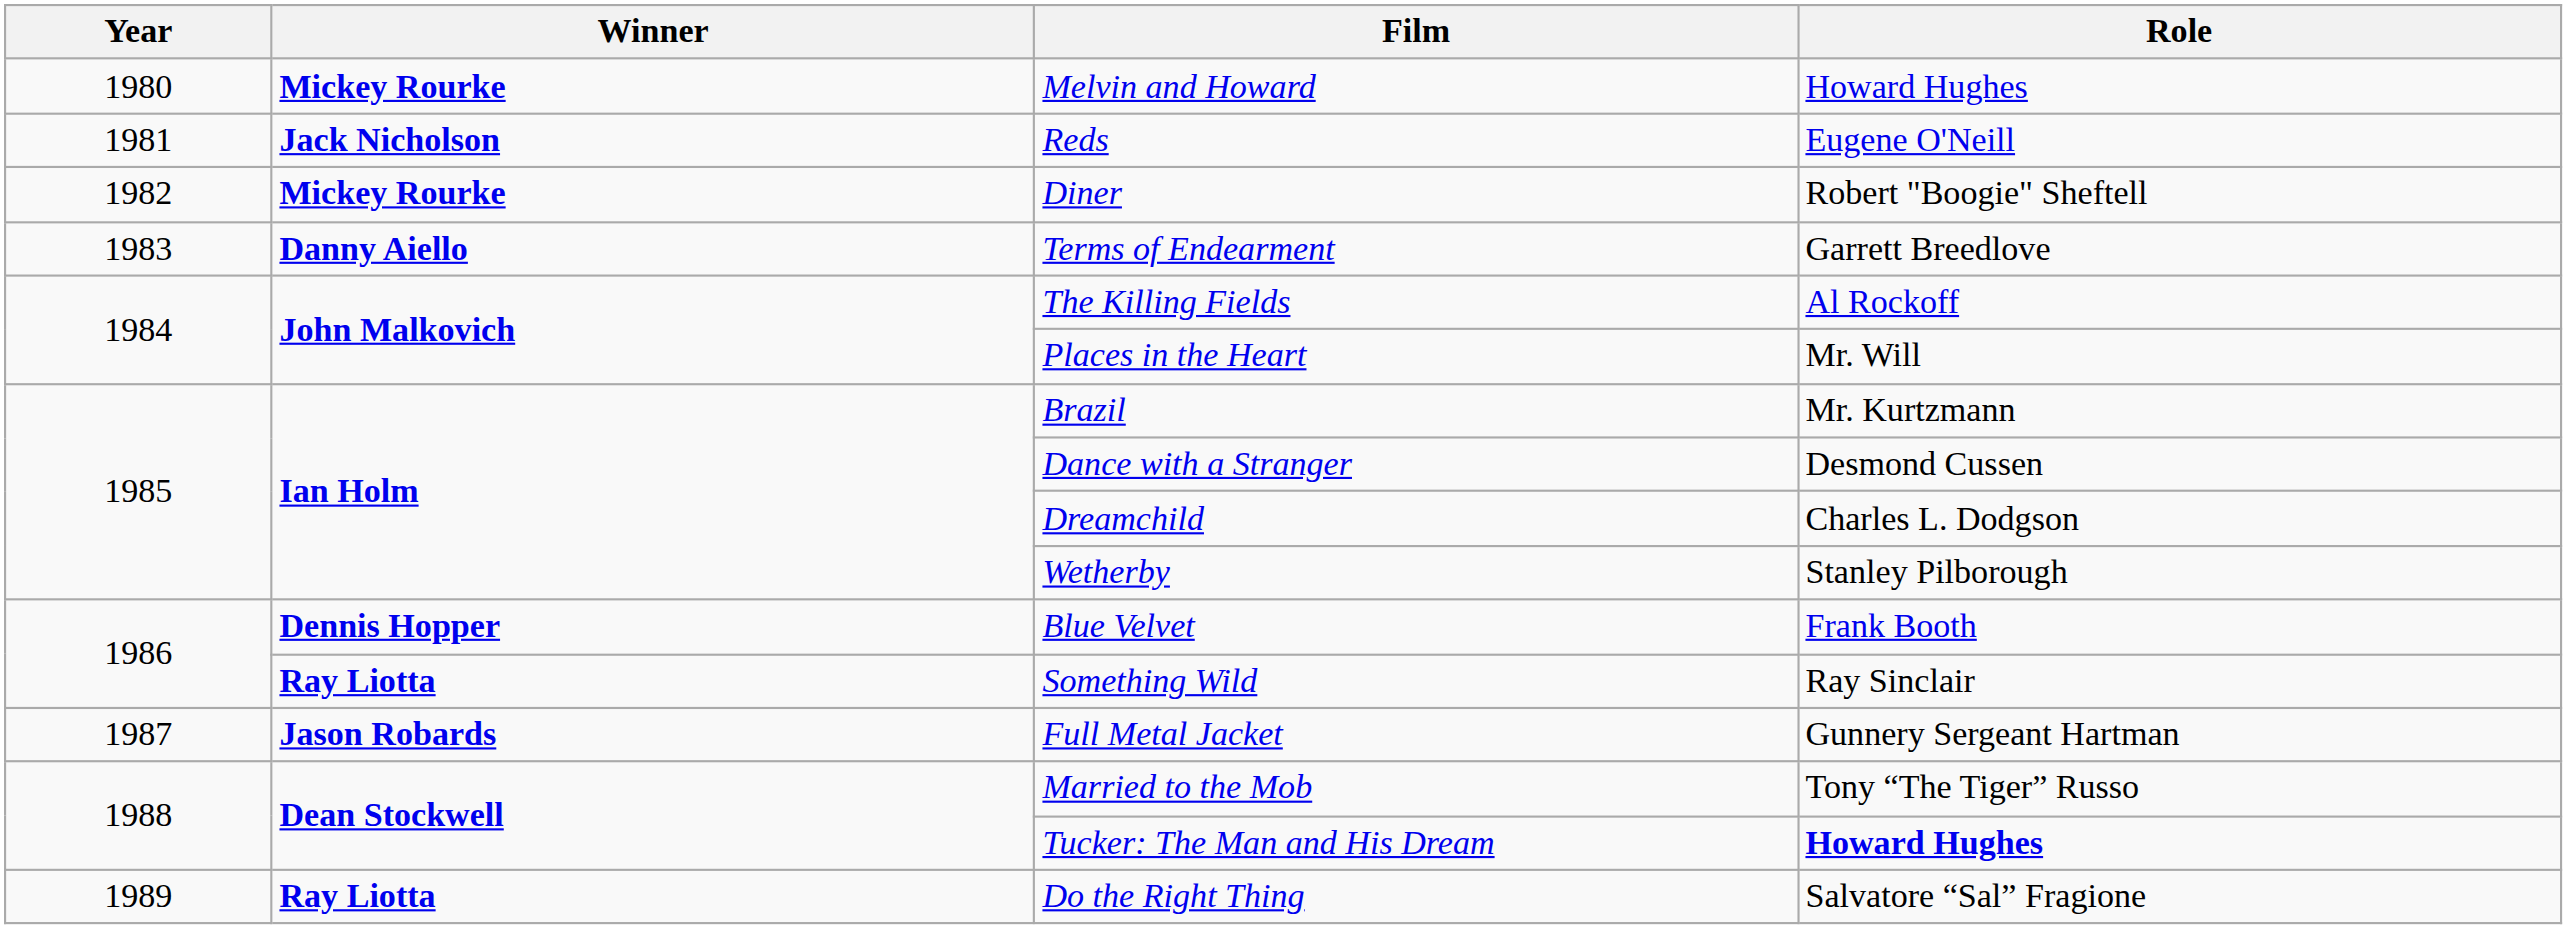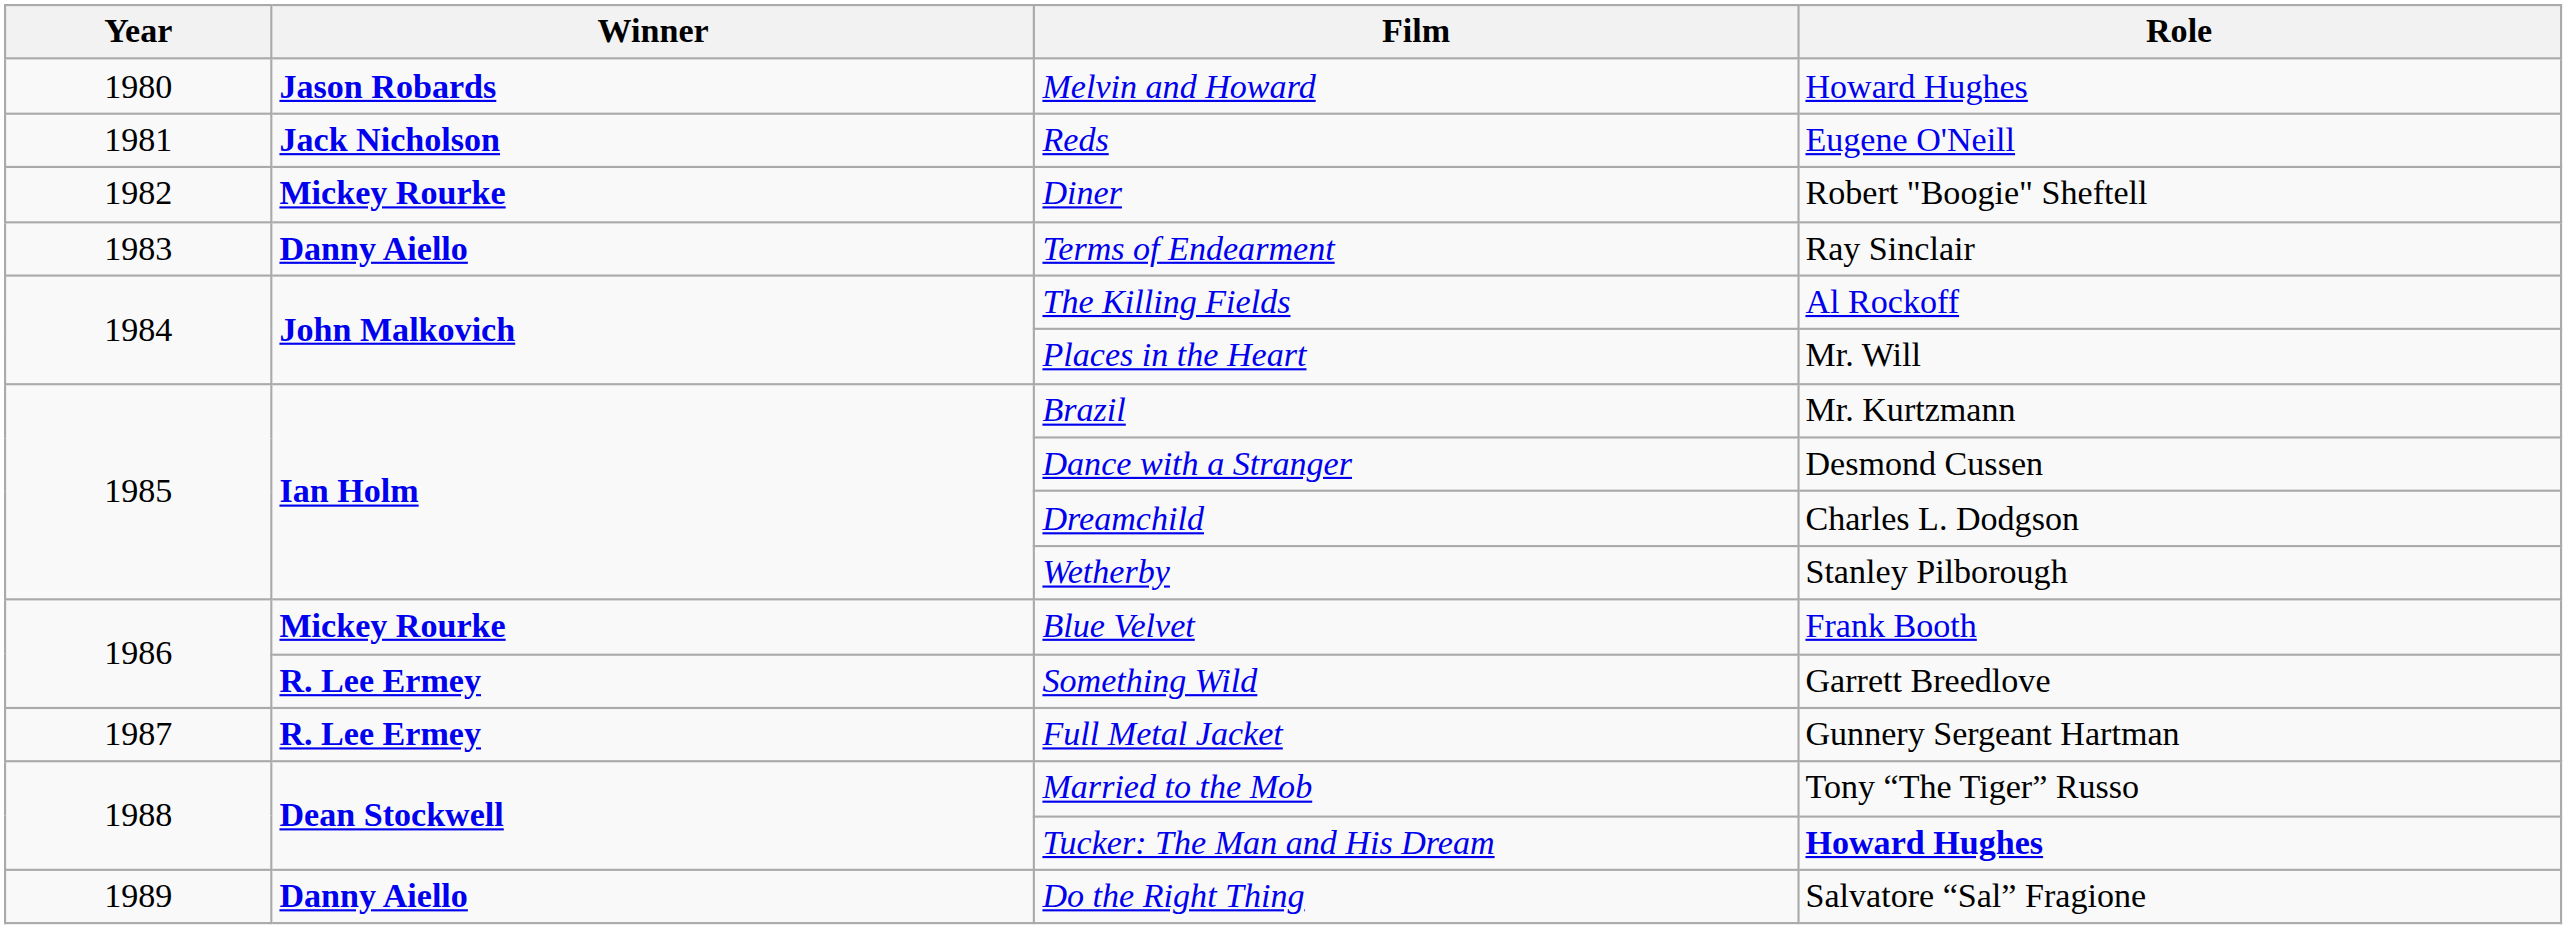(393, 85) Mickey Rourke -> (388, 85) Jason Robards
(1928, 247) Garrett Breedlove -> (1890, 247) Ray Sinclair
(390, 626) Dennis Hopper -> (393, 626) Mickey Rourke
(358, 680) Ray Liotta -> (380, 680) R. Lee Ermey
(1890, 680) Ray Sinclair -> (1928, 680) Garrett Breedlove
(388, 734) Jason Robards -> (380, 734) R. Lee Ermey
(358, 896) Ray Liotta -> (374, 896) Danny Aiello
